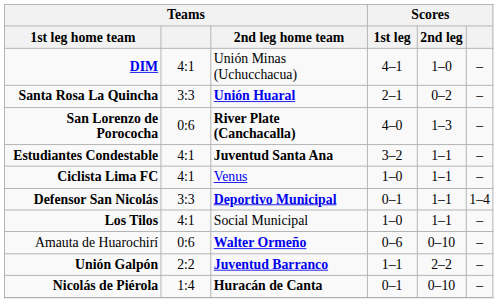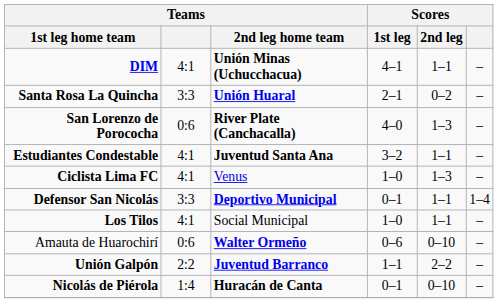(255, 66) normal -> (258, 66) bold
(441, 66) 1–0 -> (441, 66) 1–1
(441, 177) 1–1 -> (441, 177) 1–3
